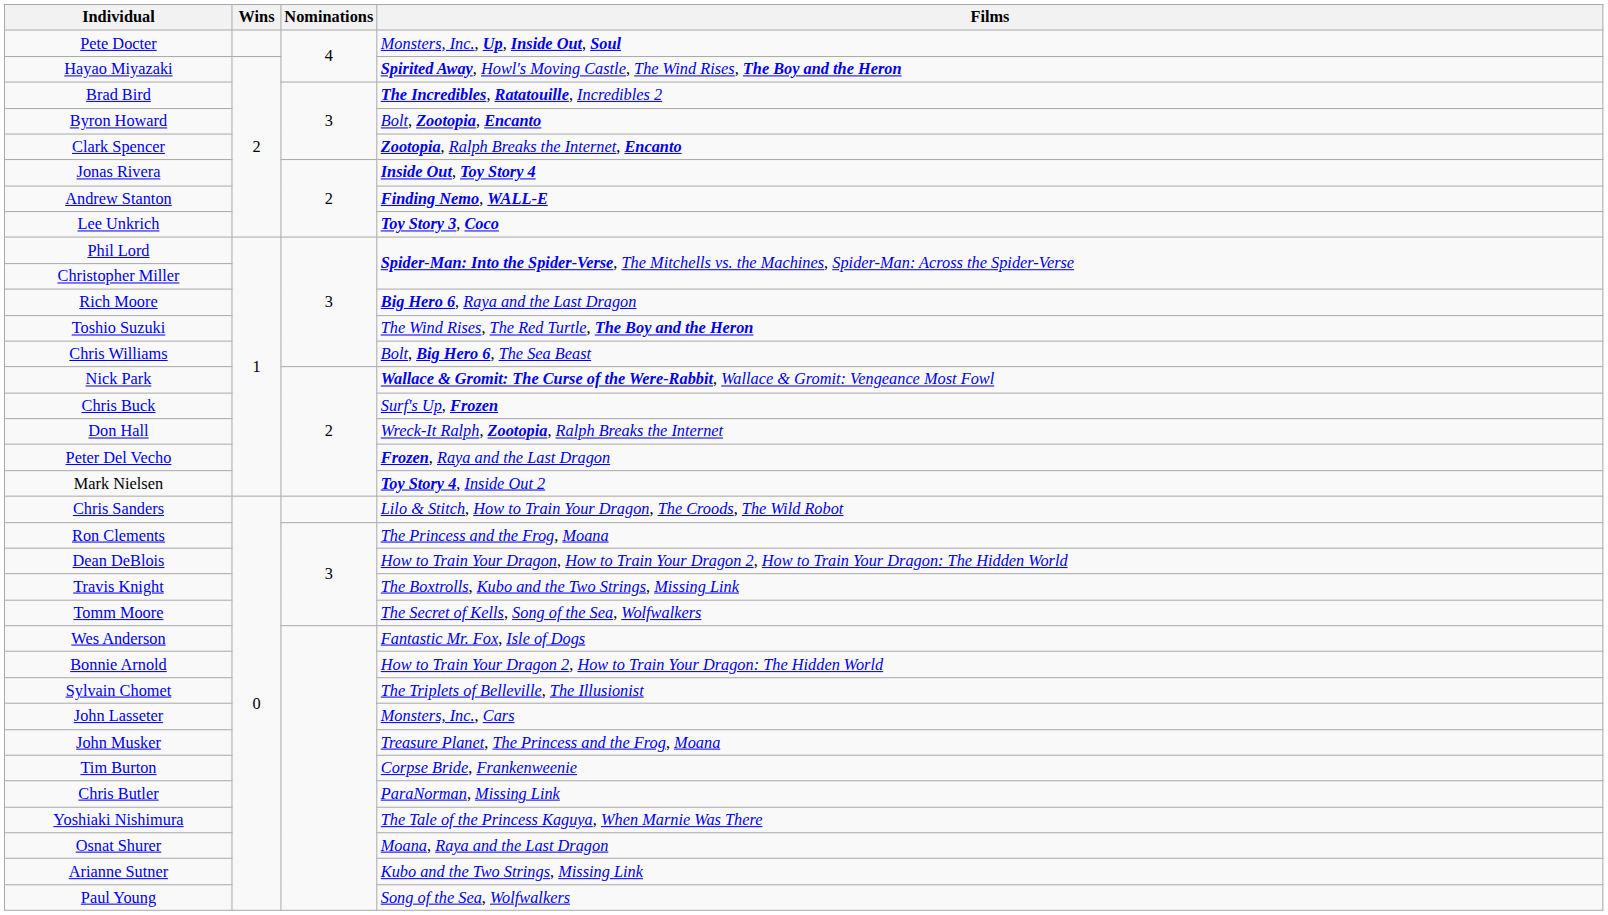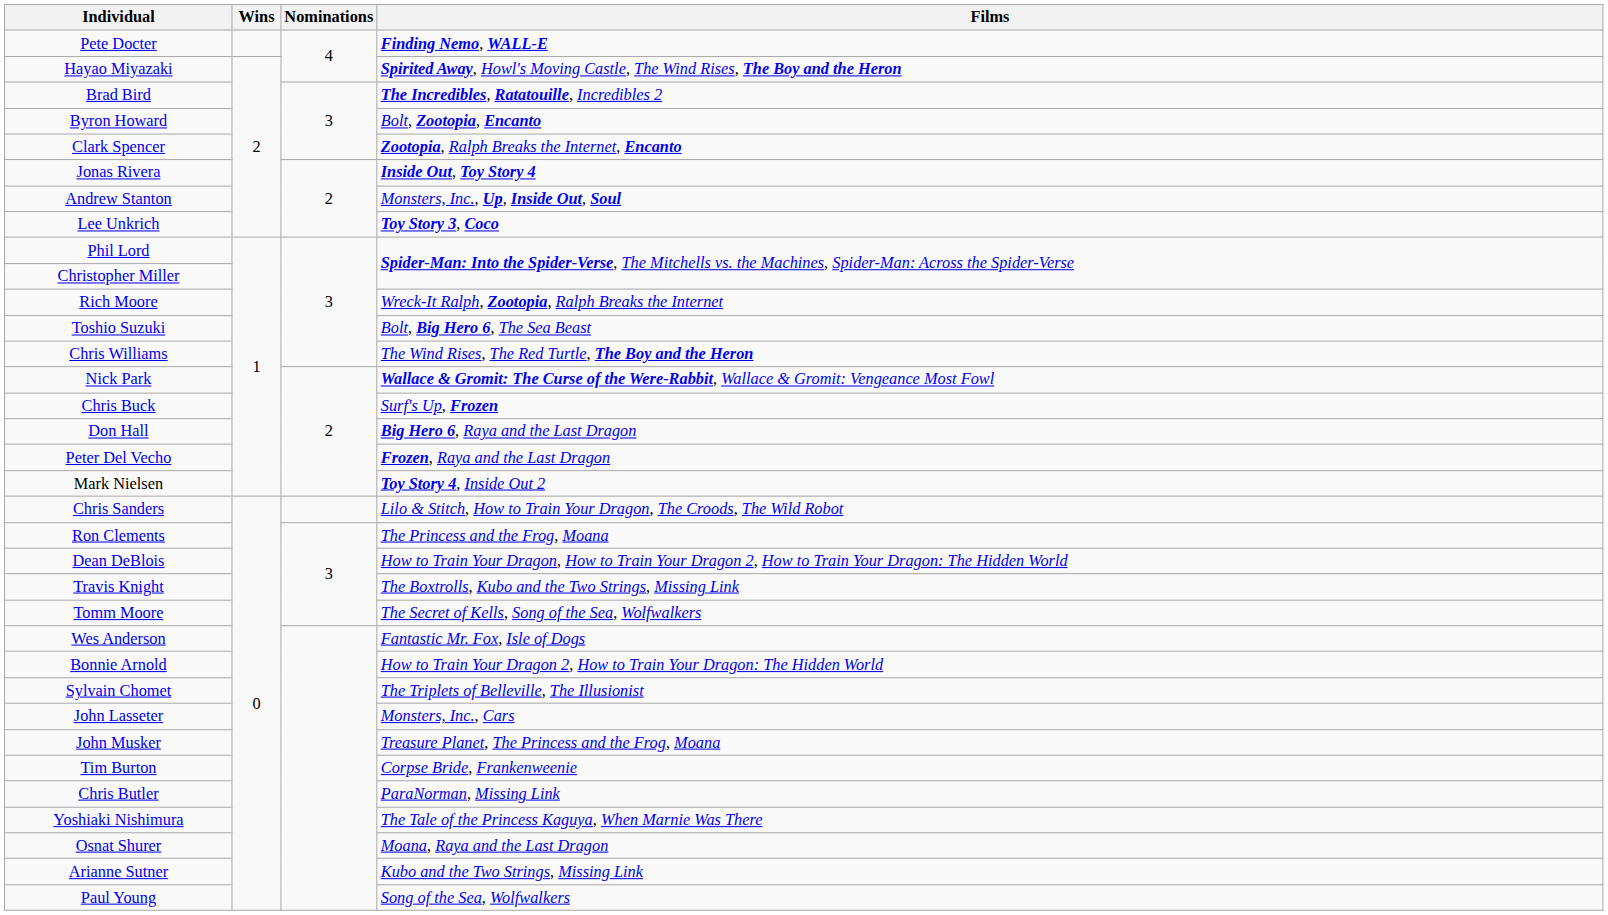(501, 43) Monsters, Inc., Up, Inside Out, Soul -> (464, 43) Finding Nemo, WALL-E
(464, 198) Finding Nemo, WALL-E -> (501, 198) Monsters, Inc., Up, Inside Out, Soul
(509, 302) Big Hero 6, Raya and the Last Dragon -> (552, 302) Wreck-It Ralph, Zootopia, Ralph Breaks the Internet
(567, 328) The Wind Rises, The Red Turtle, The Boy and the Heron -> (486, 328) Bolt, Big Hero 6, The Sea Beast
(486, 353) Bolt, Big Hero 6, The Sea Beast -> (567, 353) The Wind Rises, The Red Turtle, The Boy and the Heron
(552, 431) Wreck-It Ralph, Zootopia, Ralph Breaks the Internet -> (509, 431) Big Hero 6, Raya and the Last Dragon
